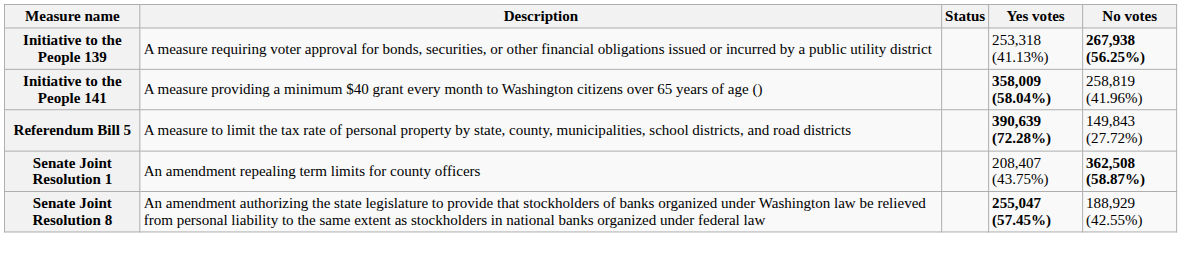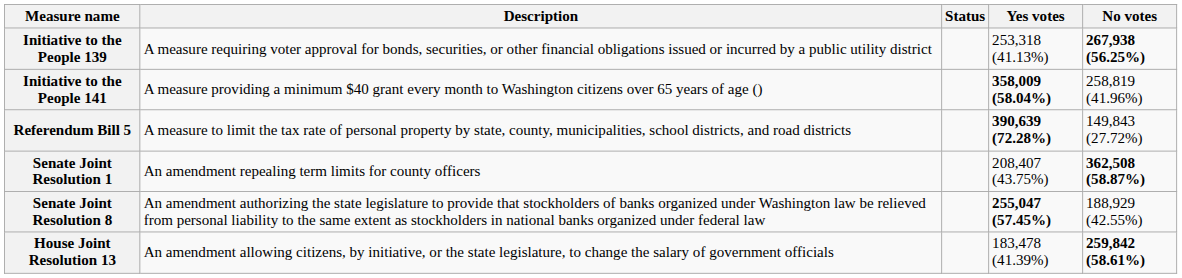+ row: (72, 252)
